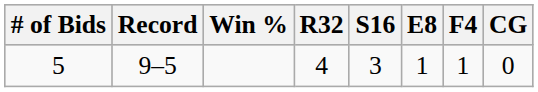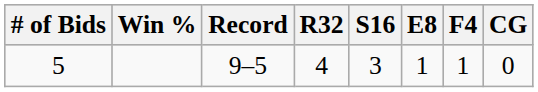columns swapped: (158, 24) <-> (248, 24)
